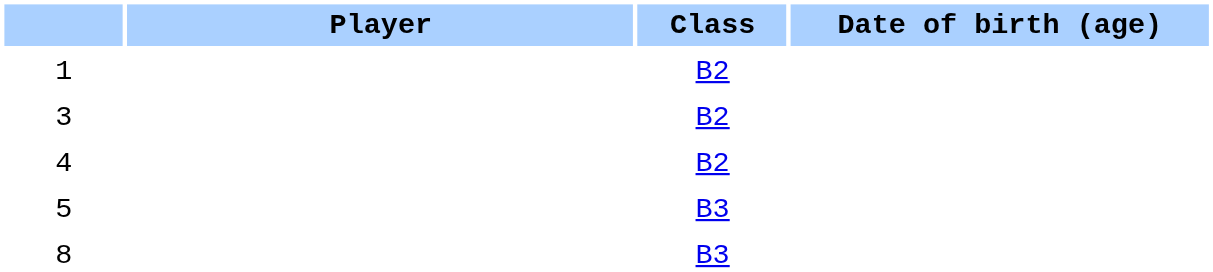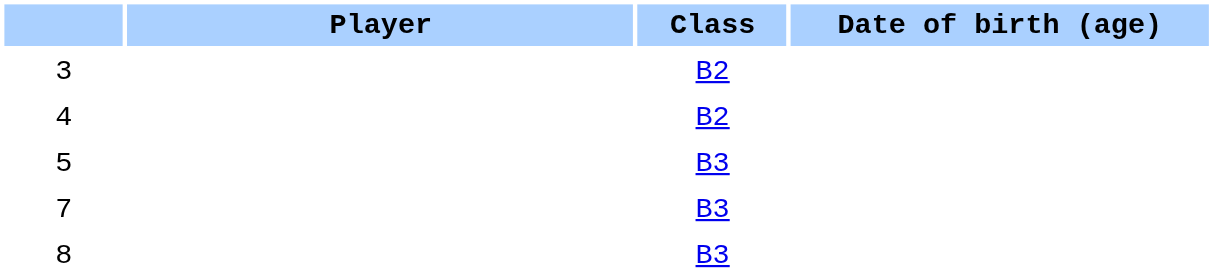- row: (64, 71)
+ row: (64, 209)
